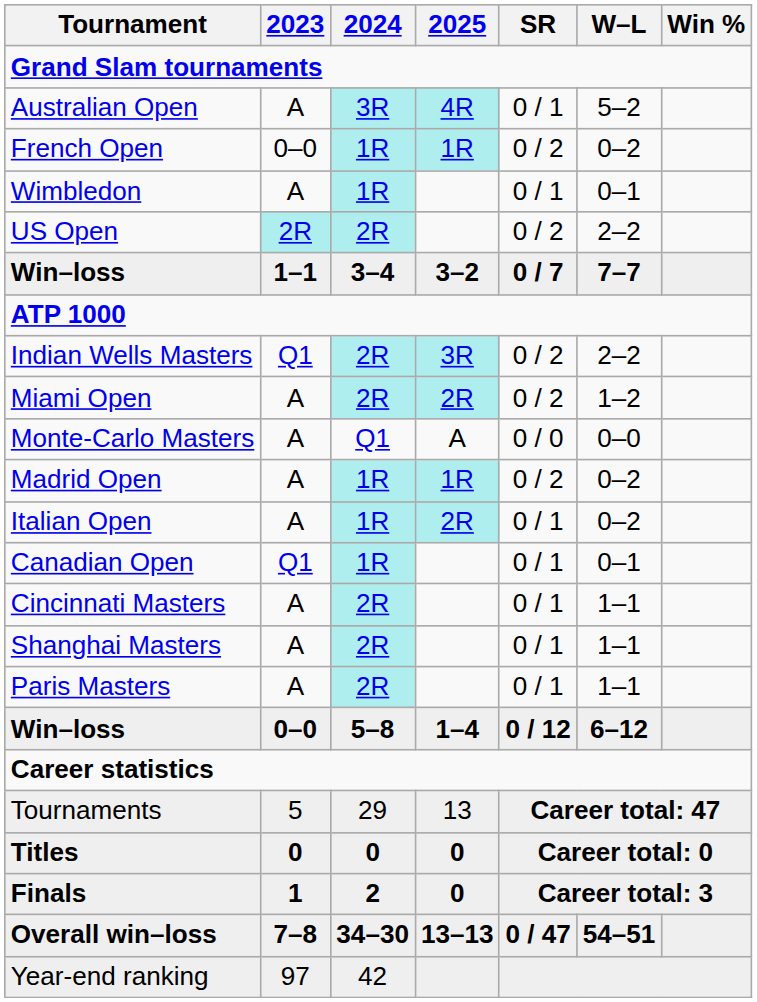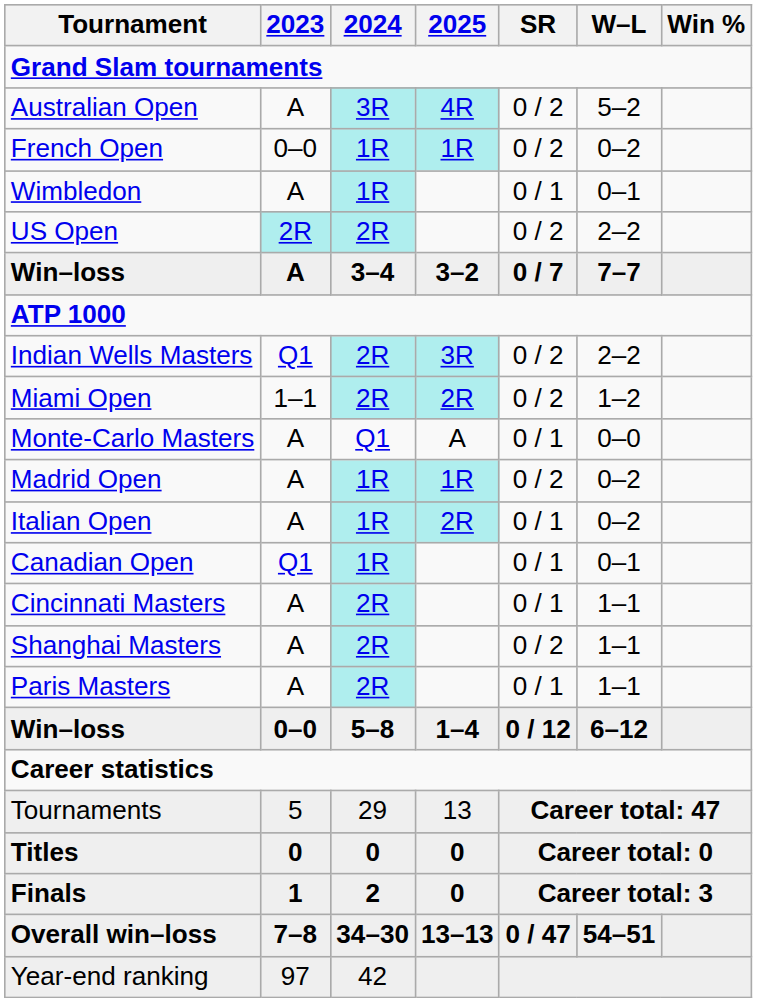(538, 107) 0 / 1 -> (538, 107) 0 / 2
(295, 273) 1–1 -> (295, 273) A
(295, 397) A -> (295, 397) 1–1
(538, 438) 0 / 0 -> (538, 438) 0 / 1
(538, 645) 0 / 1 -> (538, 645) 0 / 2
